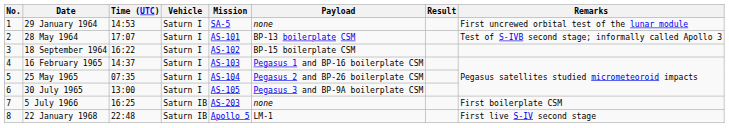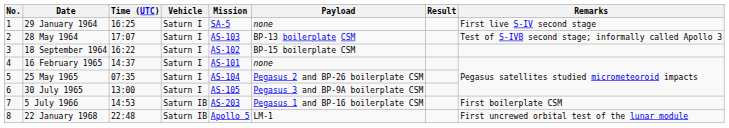(123, 24) 14:53 -> (123, 24) 16:25
(574, 24) First uncrewed orbital test of the lunar module -> (528, 24) First live S-IV second stage
(225, 37) AS-101 -> (225, 37) AS-103
(225, 63) AS-103 -> (225, 63) AS-101
(338, 63) Pegasus 1 and BP-16 boilerplate CSM -> (263, 63) none
(123, 103) 16:25 -> (123, 103) 14:53
(263, 103) none -> (338, 103) Pegasus 1 and BP-16 boilerplate CSM
(528, 116) First live S-IV second stage -> (574, 116) First uncrewed orbital test of the lunar module
